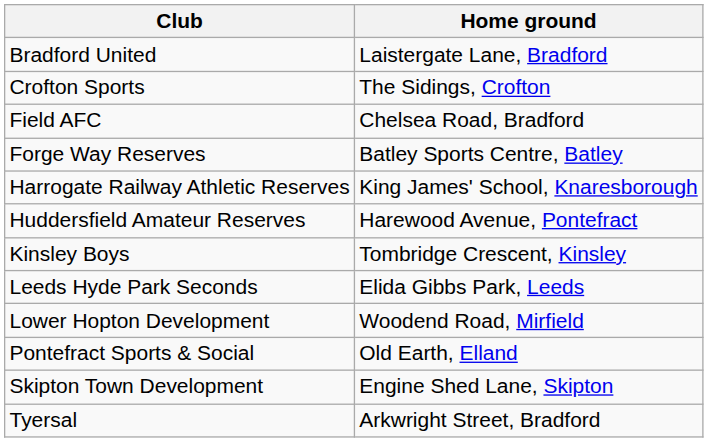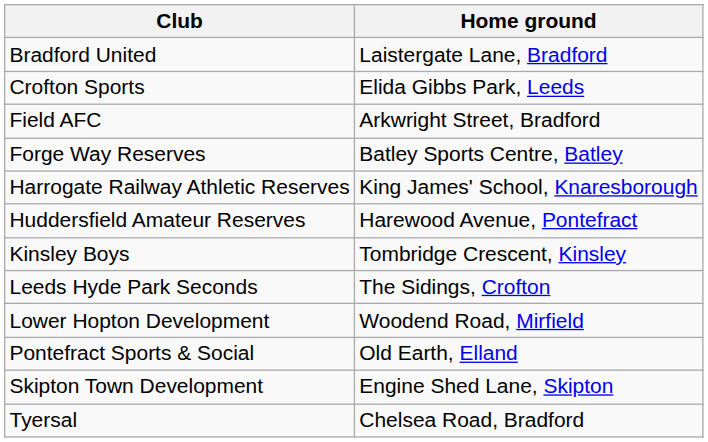(455, 87) The Sidings, Crofton -> (472, 87) Elida Gibbs Park, Leeds
(472, 120) Chelsea Road, Bradford -> (480, 120) Arkwright Street, Bradford
(472, 287) Elida Gibbs Park, Leeds -> (455, 287) The Sidings, Crofton
(480, 420) Arkwright Street, Bradford -> (472, 420) Chelsea Road, Bradford
